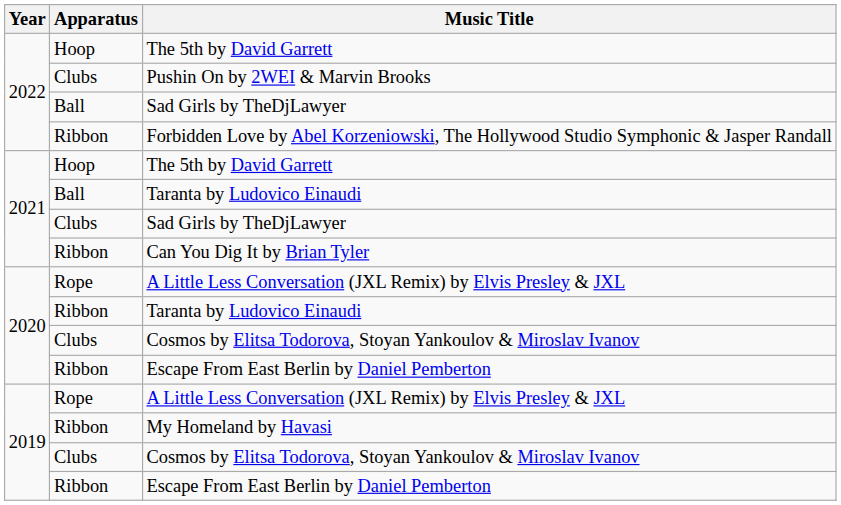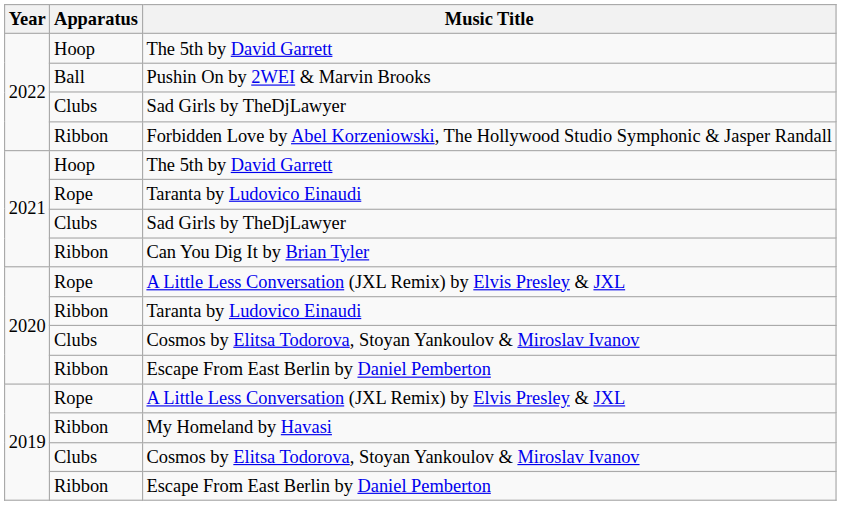(76, 77) Clubs -> (69, 77) Ball
(69, 106) Ball -> (76, 106) Clubs
(69, 194) Ball -> (74, 194) Rope
